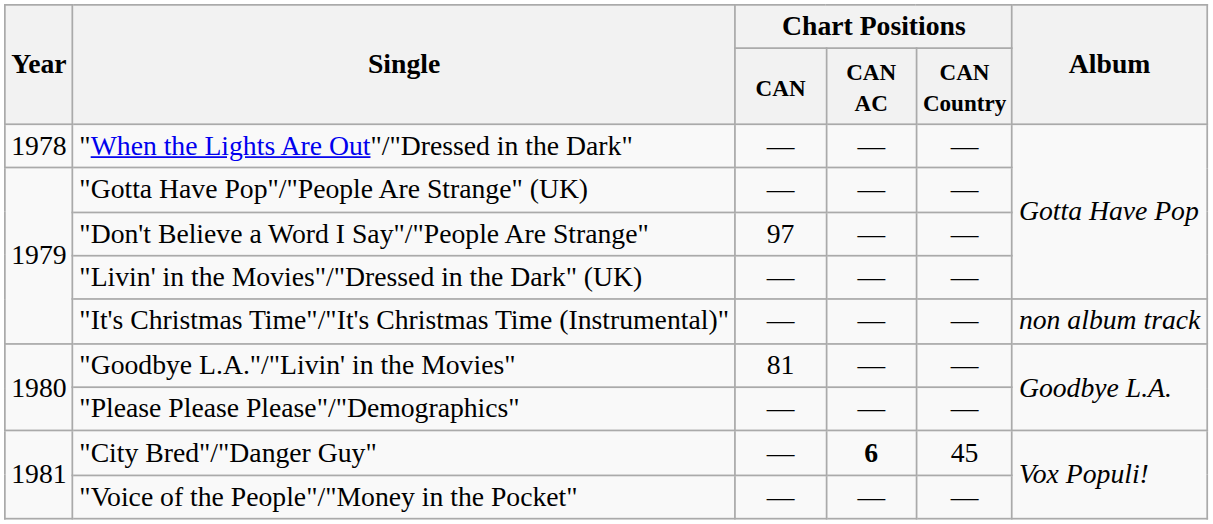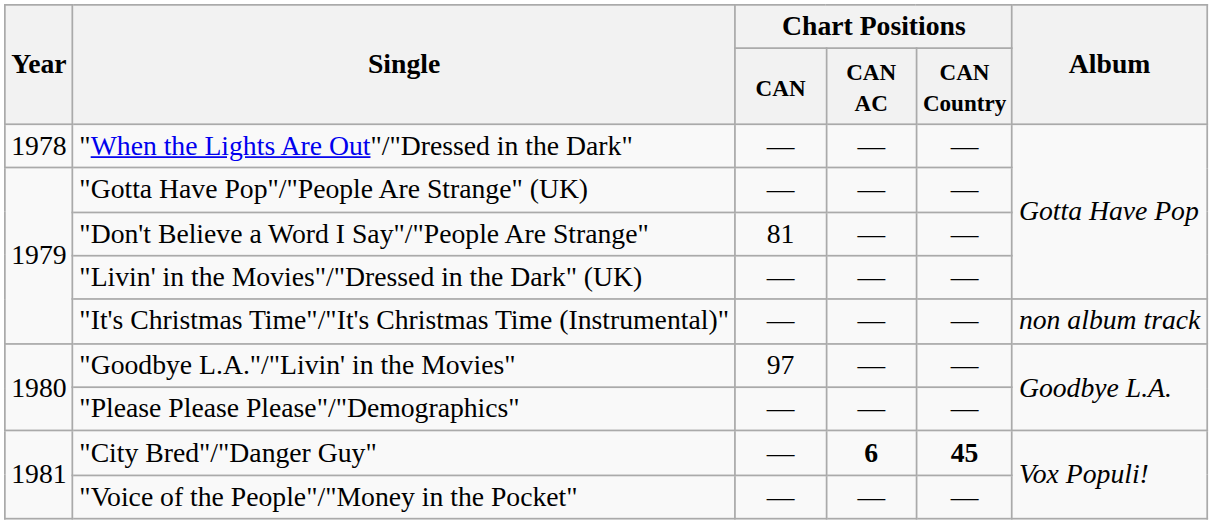(781, 233) 97 -> (781, 233) 81
(781, 364) 81 -> (781, 364) 97
(965, 452) normal -> (965, 452) bold
